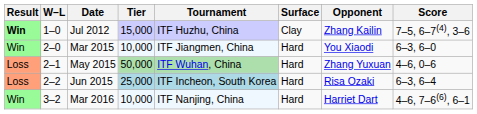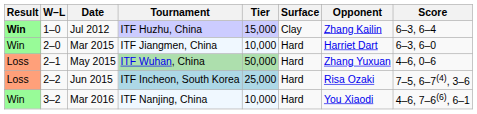columns swapped: (217, 12) <-> (136, 12)
(433, 30) 7–5, 6–7(4), 3–6 -> (416, 29) 6–3, 6–4
(349, 48) You Xiaodi -> (351, 45) Harriet Dart
(416, 81) 6–3, 6–4 -> (433, 80) 7–5, 6–7(4), 3–6
(351, 99) Harriet Dart -> (349, 99) You Xiaodi
